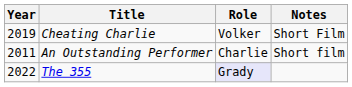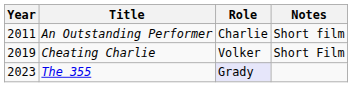rows swapped: (127, 53) <-> (98, 33)
(22, 72) 2022 -> (22, 72) 2023
